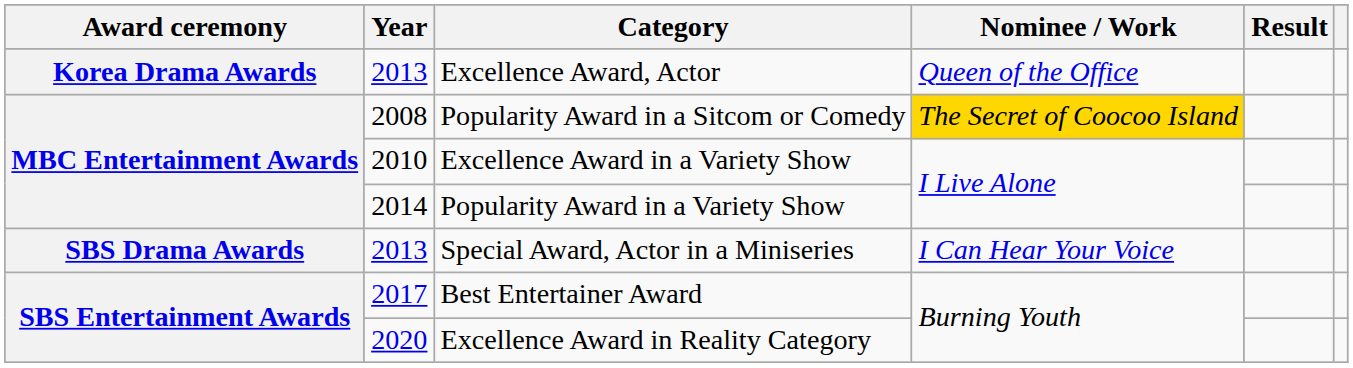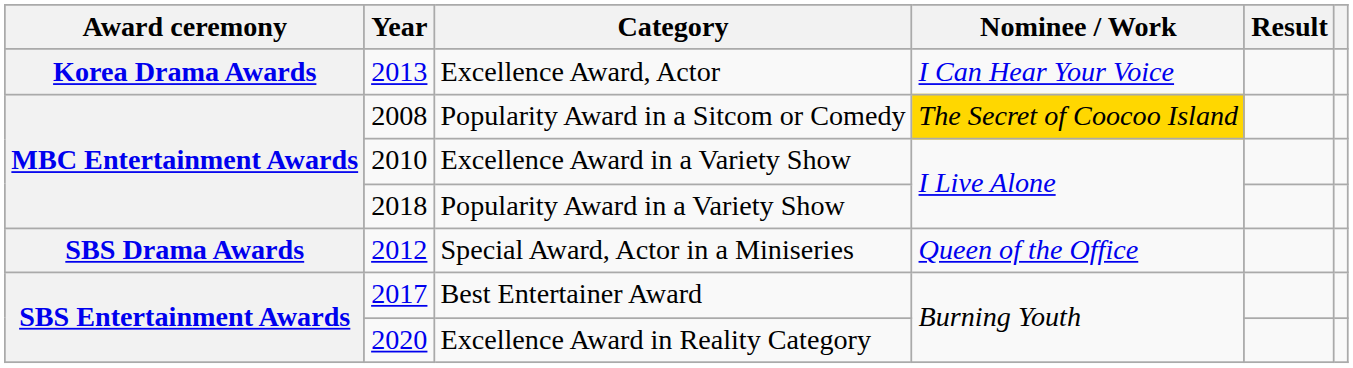(1028, 71) Queen of the Office -> (1046, 71) I Can Hear Your Voice
(399, 205) 2014 -> (399, 205) 2018
(399, 250) 2013 -> (399, 250) 2012
(1046, 250) I Can Hear Your Voice -> (1028, 250) Queen of the Office
